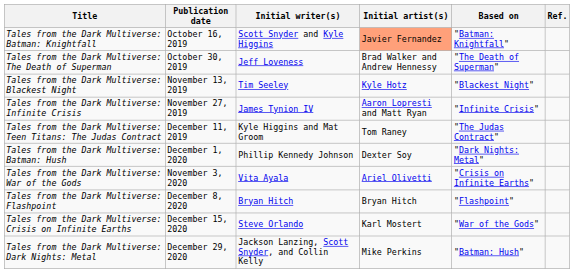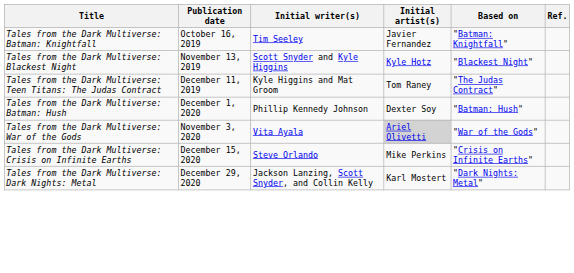(291, 39) Scott Snyder and Kyle Higgins -> (278, 39) Tim Seeley
(402, 39) lightsalmon background -> (409, 39) no background
- row: (84, 62)
(263, 85) Tim Seeley -> (306, 62) Scott Snyder and Kyle Higgins
- row: (84, 109)
(486, 155) "Dark Nights: Metal" -> (488, 109) "Batman: Hush"
(397, 178) no background -> (406, 132) lightgrey background
(494, 178) "Crisis on Infinite Earths" -> (495, 132) "War of the Gods"
- row: (84, 201)
(392, 224) Karl Mostert -> (416, 155) Mike Perkins
(496, 224) "War of the Gods" -> (493, 155) "Crisis on Infinite Earths"
(392, 252) Mike Perkins -> (416, 178) Karl Mostert
(489, 252) "Batman: Hush" -> (485, 178) "Dark Nights: Metal"
